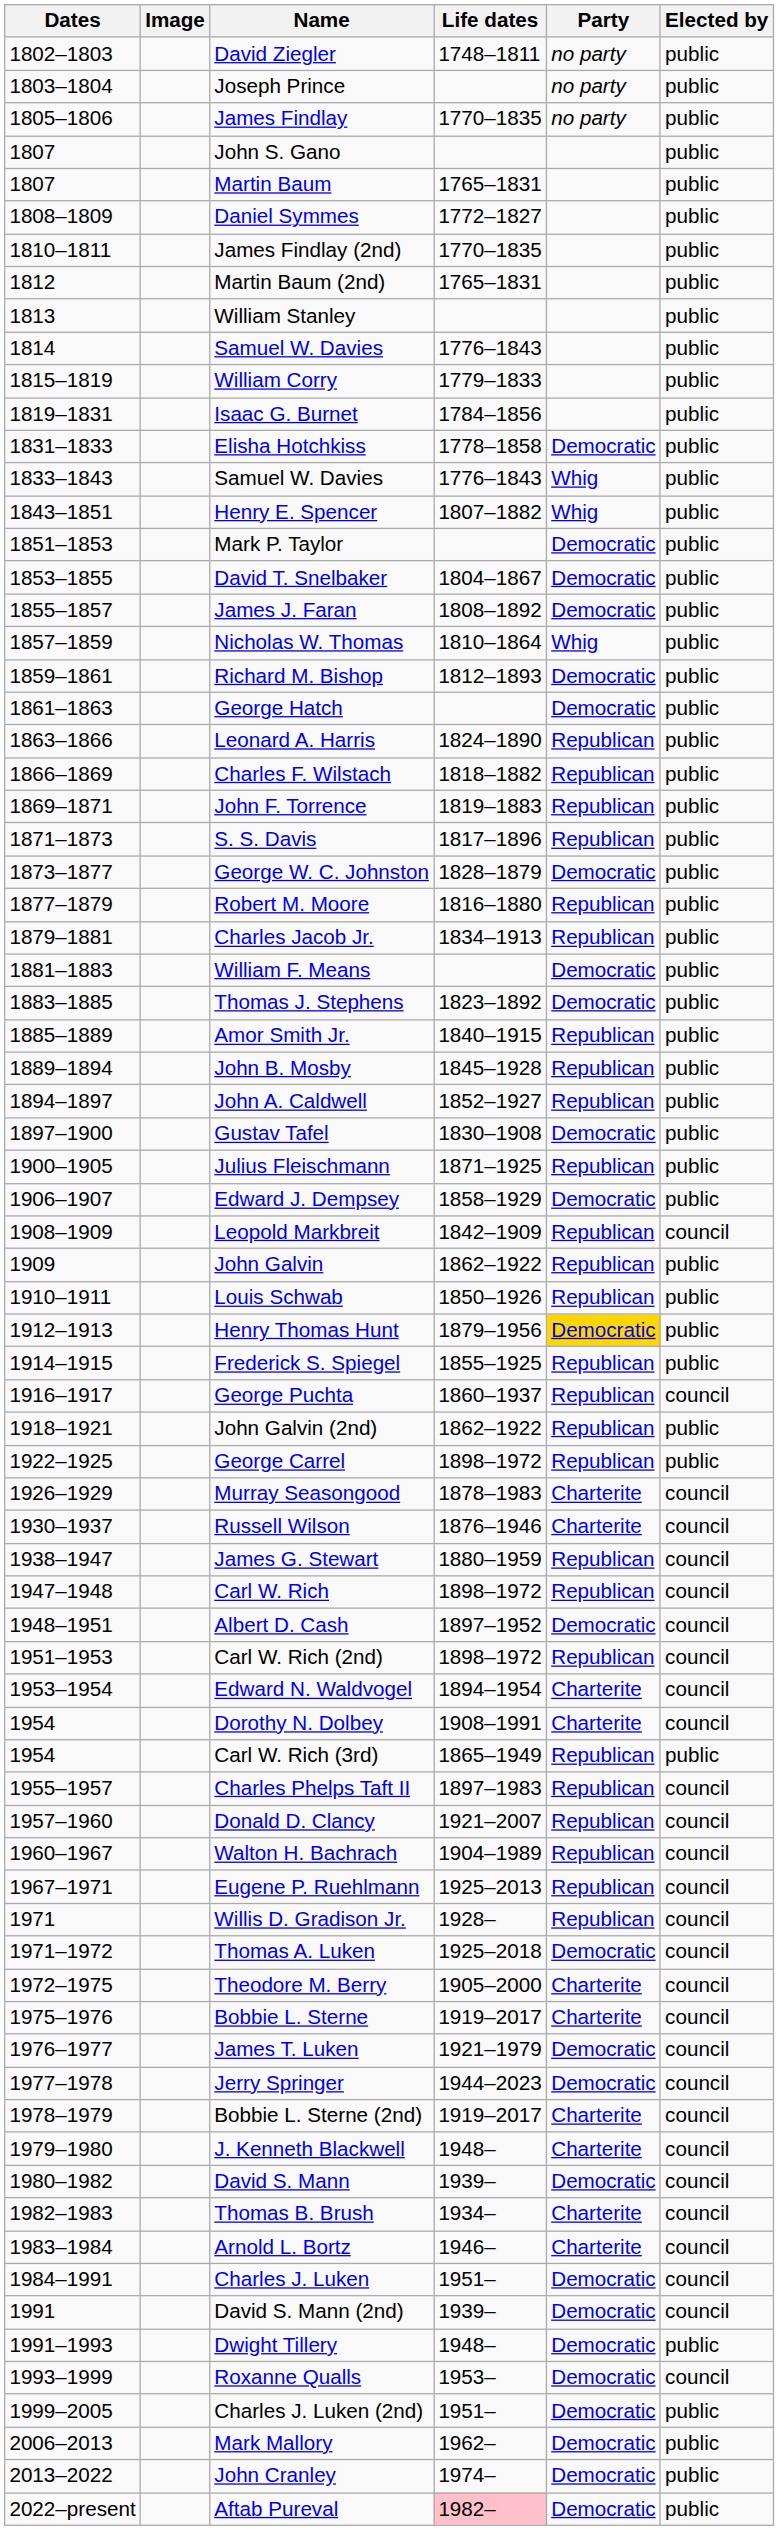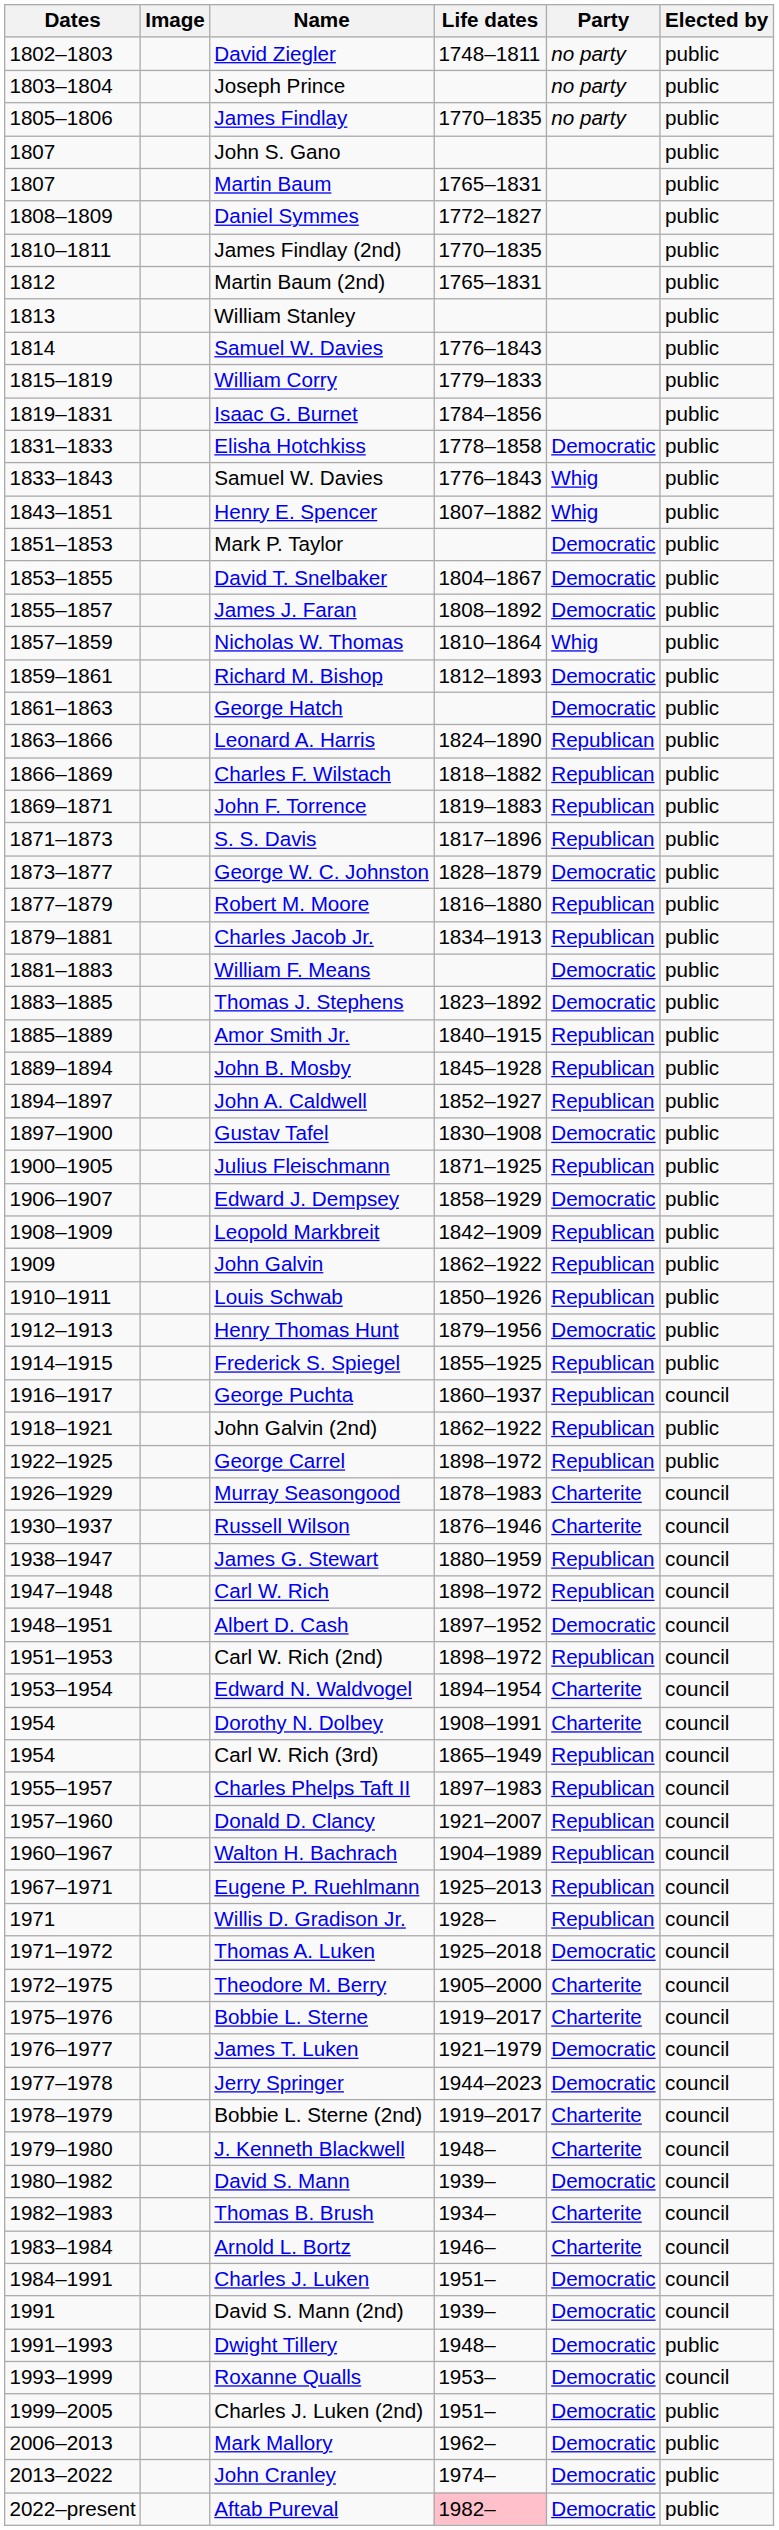(697, 1232) council -> (692, 1232) public
(603, 1330) gold background -> (603, 1330) no background
(692, 1755) public -> (697, 1755) council
